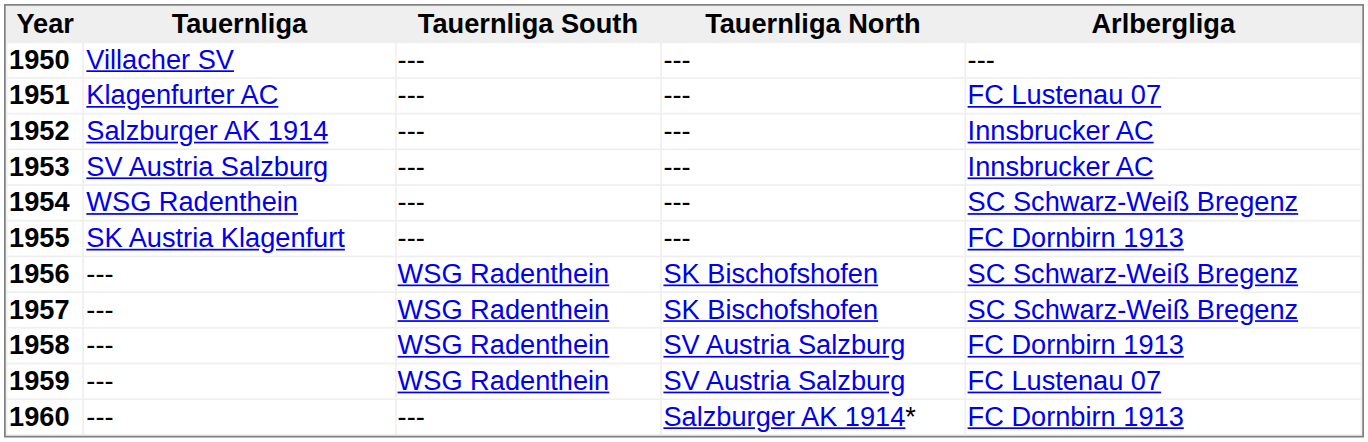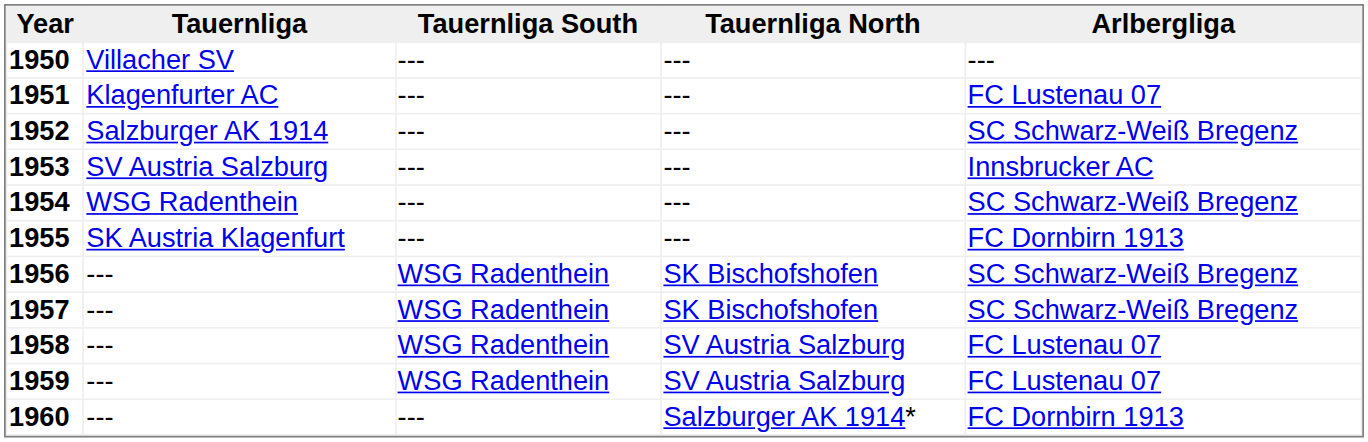(1061, 131) Innsbrucker AC -> (1133, 131) SC Schwarz-Weiß Bregenz
(1076, 345) FC Dornbirn 1913 -> (1064, 345) FC Lustenau 07
